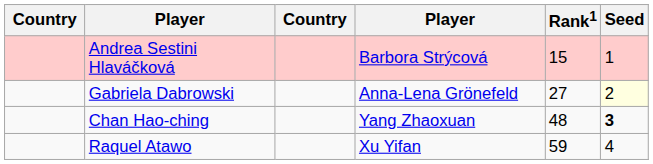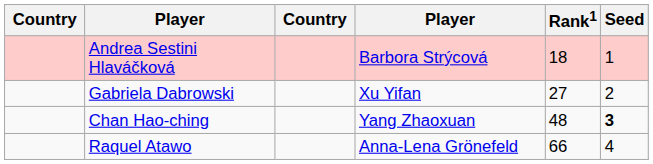(558, 57) 15 -> (558, 57) 18
(439, 93) Anna-Lena Grönefeld -> (390, 93) Xu Yifan
(609, 93) lightyellow background -> (609, 93) no background
(390, 146) Xu Yifan -> (439, 146) Anna-Lena Grönefeld
(558, 146) 59 -> (558, 146) 66
